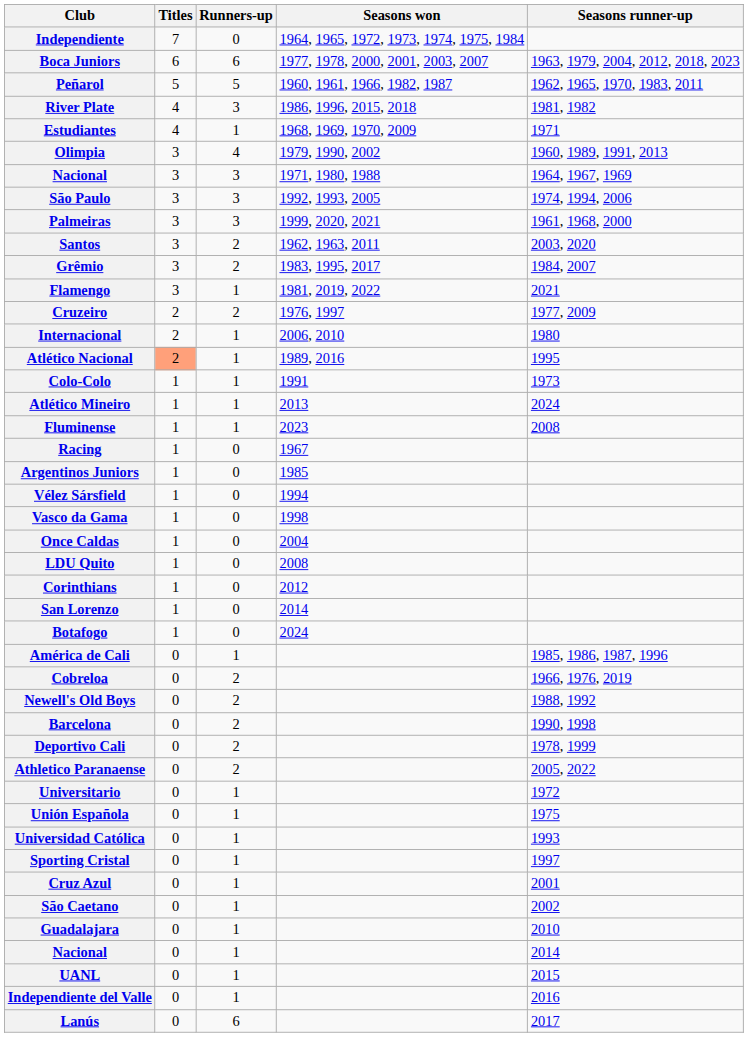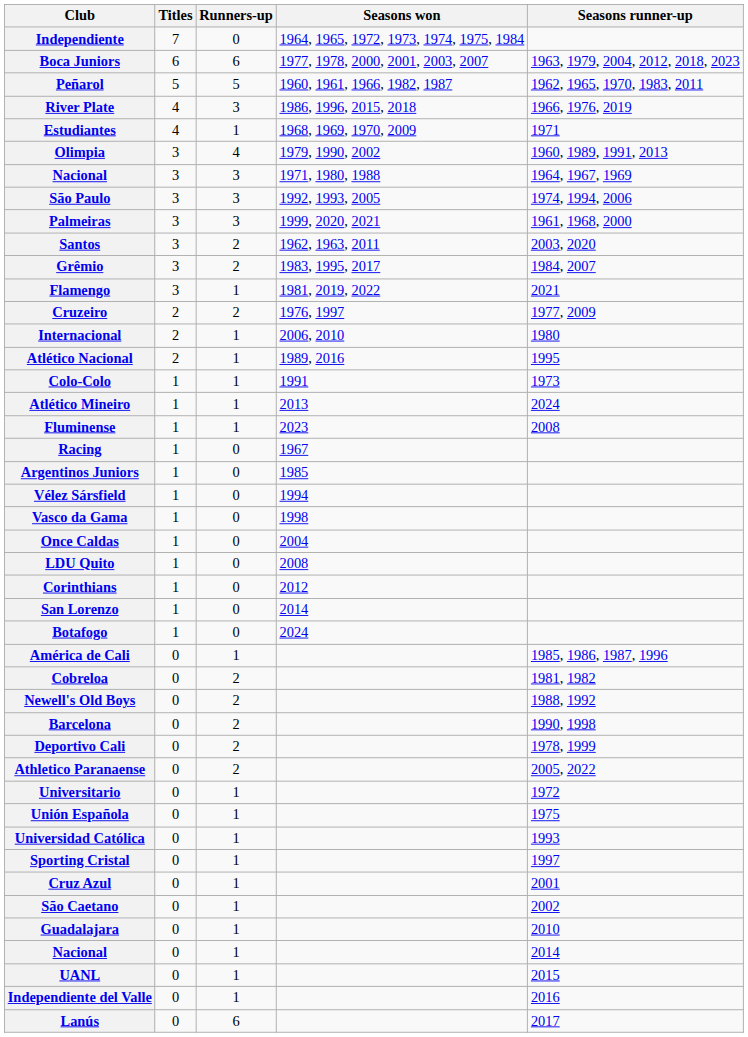(563, 107) 1981, 1982 -> (581, 107) 1966, 1976, 2019
(176, 358) lightsalmon background -> (176, 358) no background
(581, 678) 1966, 1976, 2019 -> (563, 678) 1981, 1982
